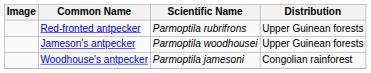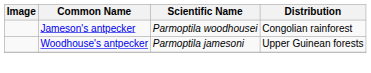- row: (91, 28)
(313, 44) Upper Guinean forests -> (307, 28) Congolian rainforest
(307, 60) Congolian rainforest -> (313, 44) Upper Guinean forests
